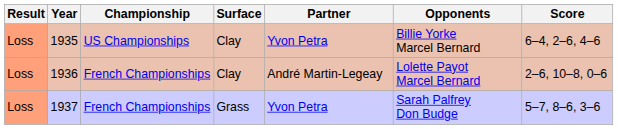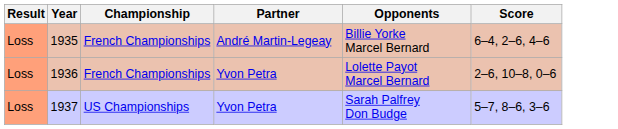- column: (239, 14)
(136, 40) US Championships -> (147, 40) French Championships
(297, 40) Yvon Petra -> (274, 40) André Martin-Legeay
(325, 74) André Martin-Legeay -> (247, 74) Yvon Petra
(147, 107) French Championships -> (136, 107) US Championships
